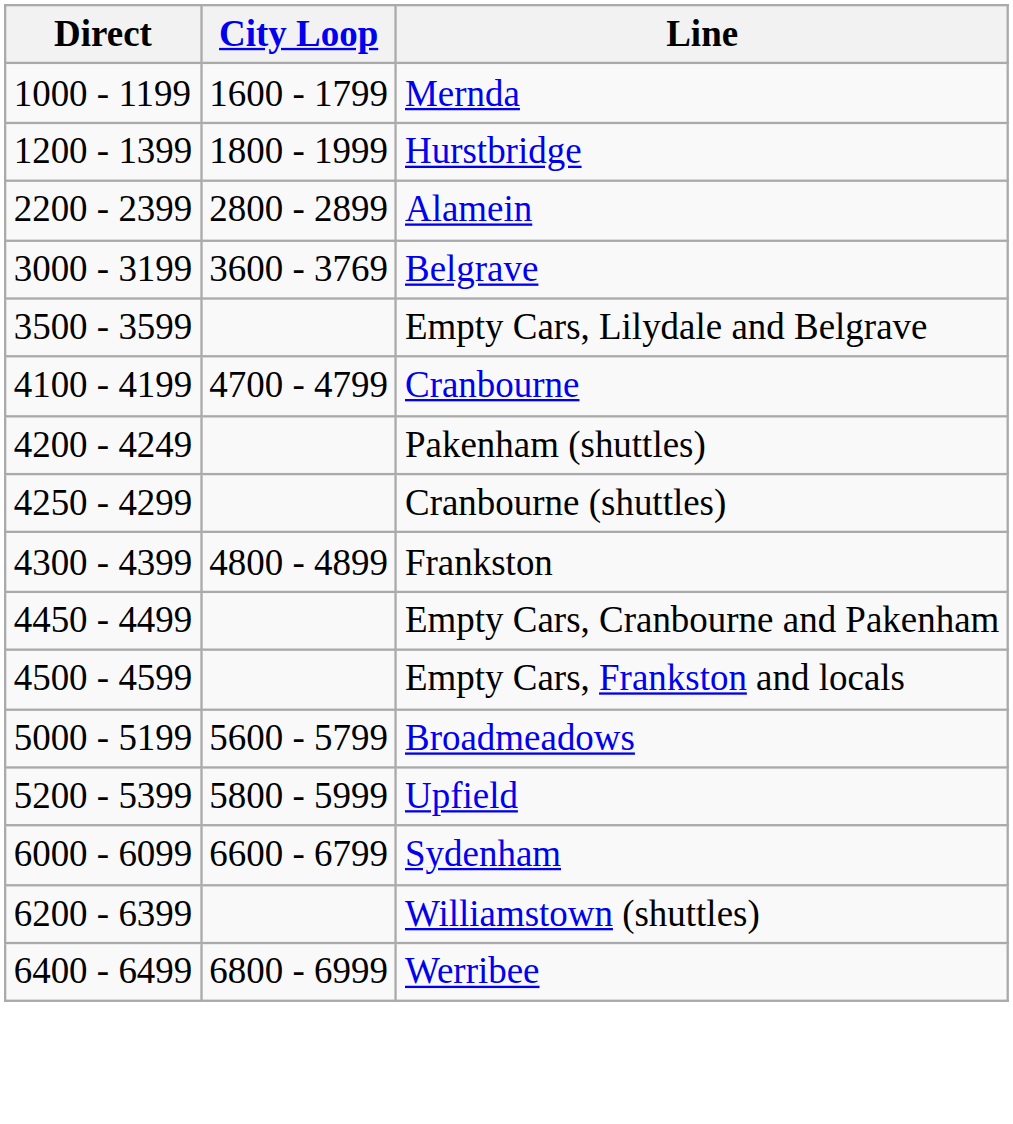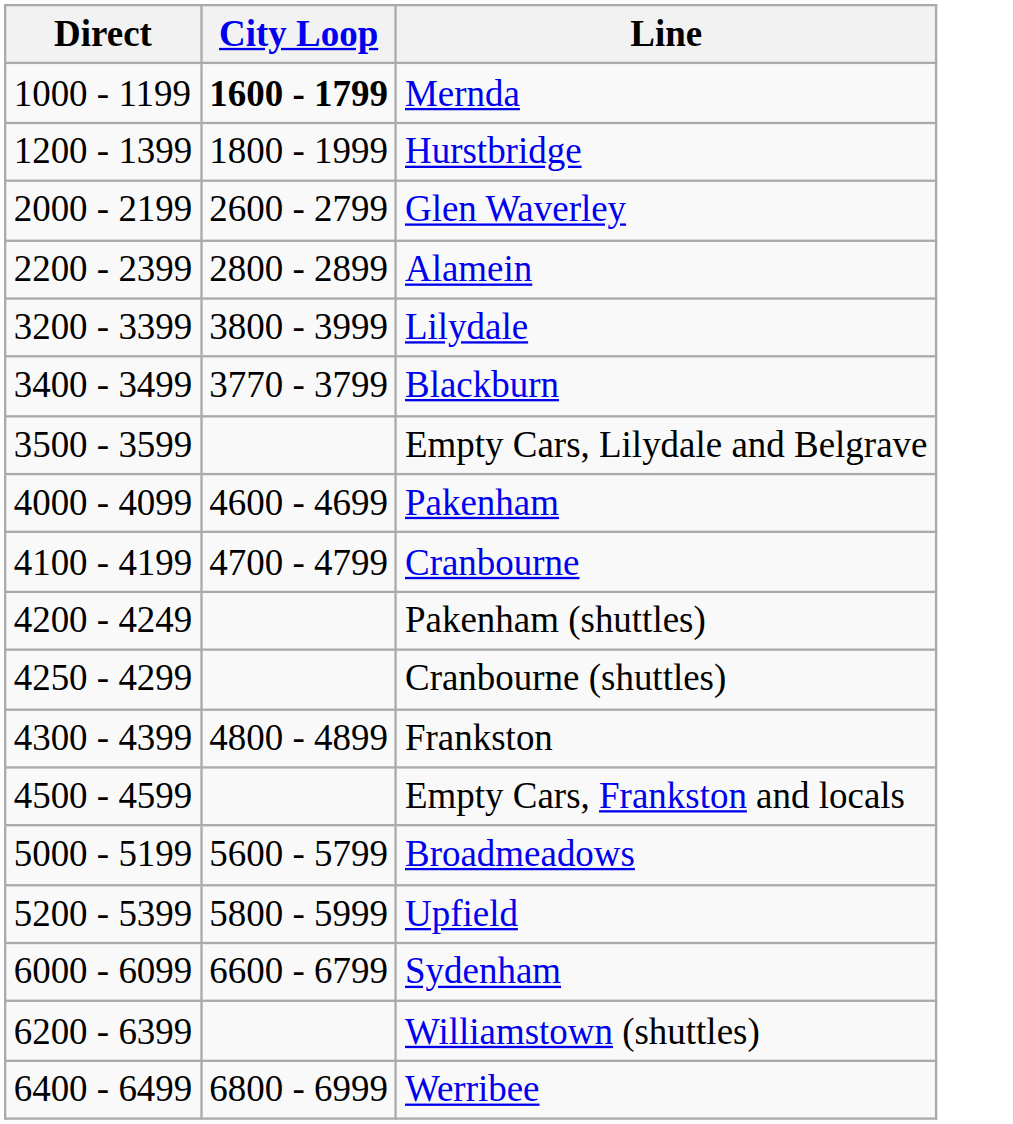(299, 92) normal -> (299, 92) bold
+ row: (516, 209)
- row: (472, 268)
+ row: (467, 326)
+ row: (482, 385)
+ row: (482, 502)
- row: (702, 619)
